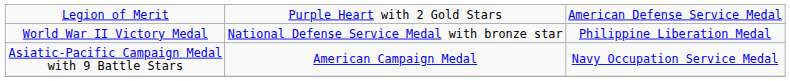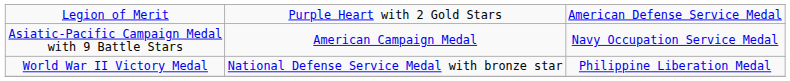rows swapped: (115, 59) <-> (115, 33)
